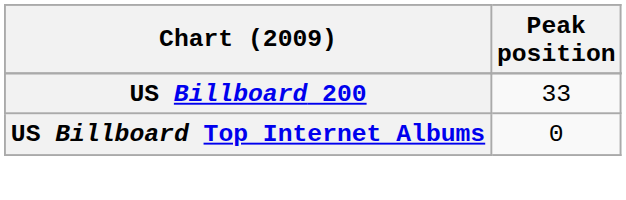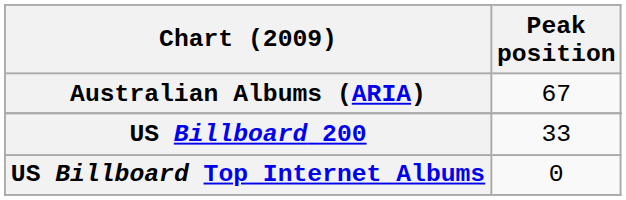+ row: (248, 94)
